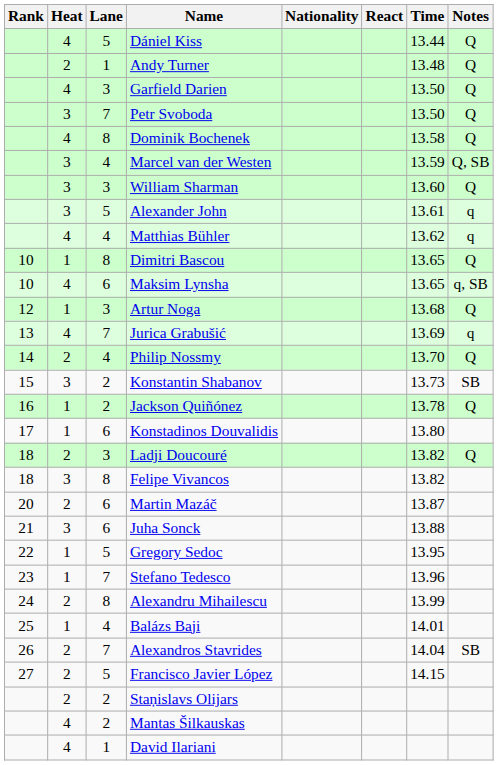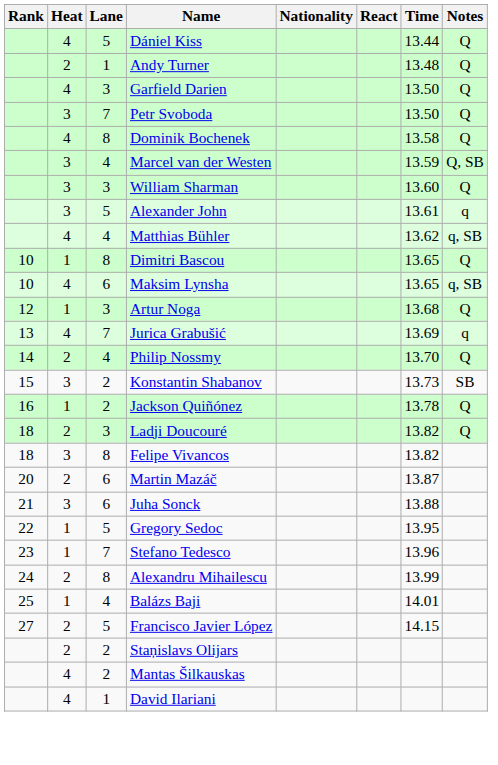(471, 235) q -> (465, 235) q, SB
- row: (204, 430)
- row: (196, 650)
